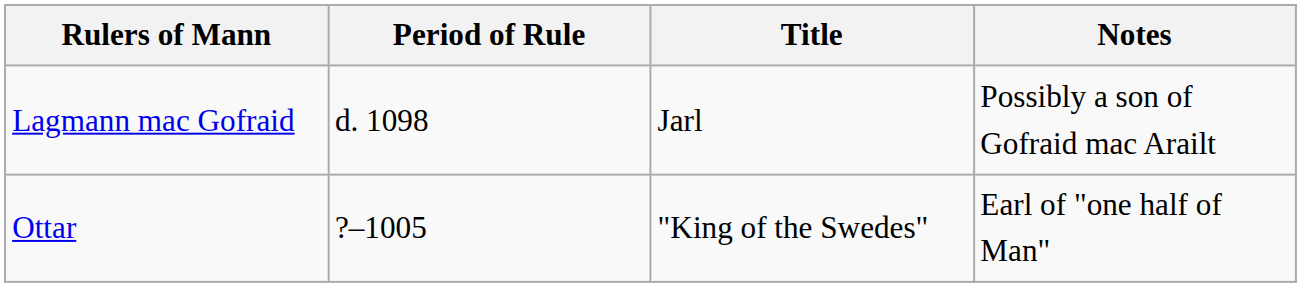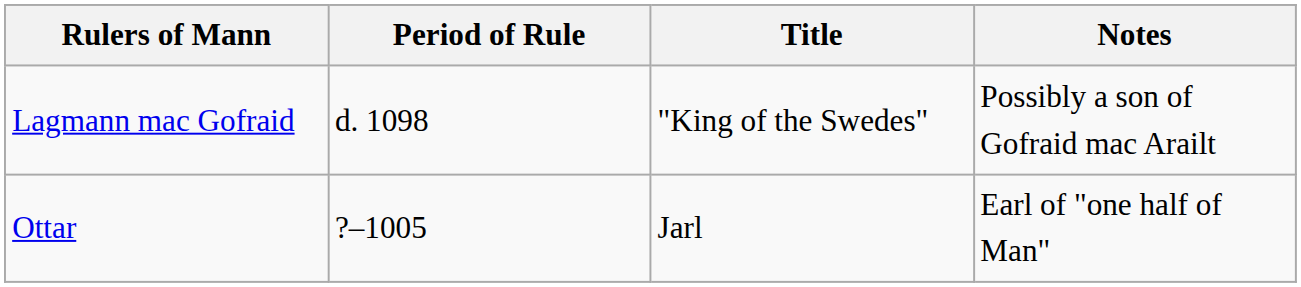(680, 119) Jarl -> (793, 119) "King of the Swedes"
(793, 227) "King of the Swedes" -> (680, 227) Jarl
